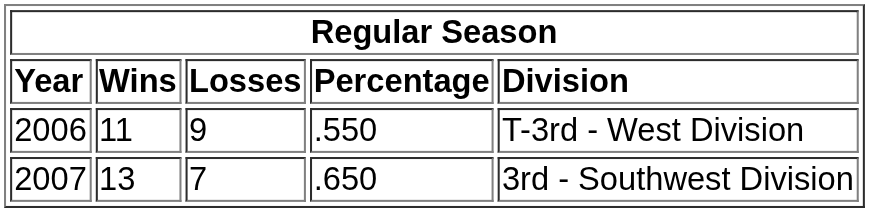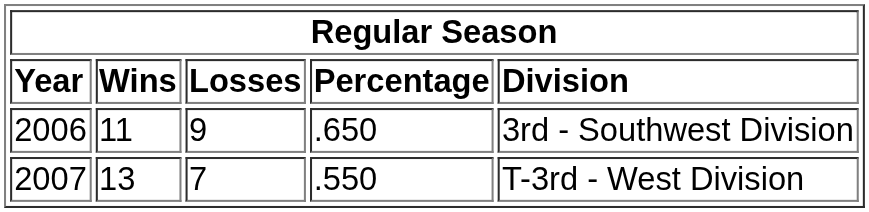(345, 129) .550 -> (345, 129) .650
(653, 129) T-3rd - West Division -> (678, 129) 3rd - Southwest Division
(345, 178) .650 -> (345, 178) .550
(678, 178) 3rd - Southwest Division -> (653, 178) T-3rd - West Division
